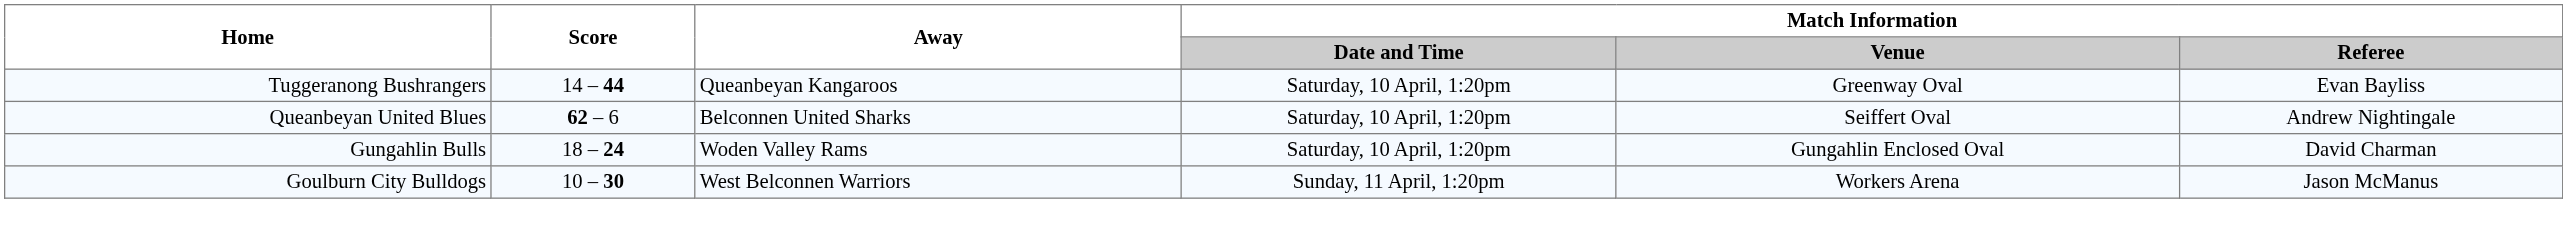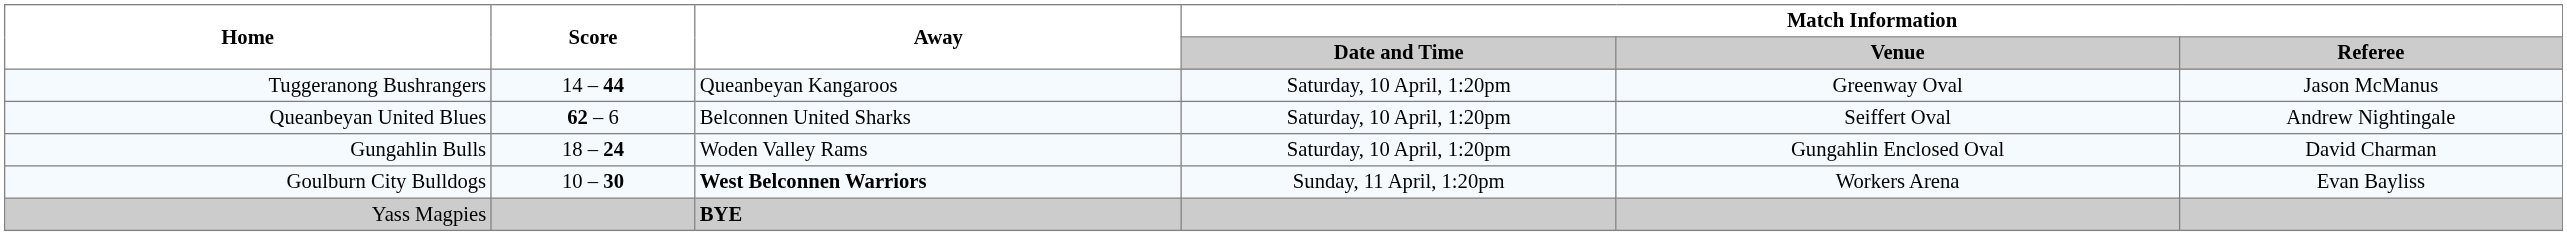(2371, 85) Evan Bayliss -> (2371, 85) Jason McManus
(805, 181) normal -> (813, 181) bold
(2371, 181) Jason McManus -> (2371, 181) Evan Bayliss
+ row: (429, 214)
